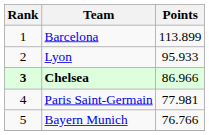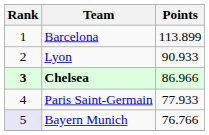(180, 57) 95.933 -> (180, 57) 90.933
(180, 99) 77.981 -> (180, 99) 77.933
(23, 120) no background -> (23, 120) lavender background
